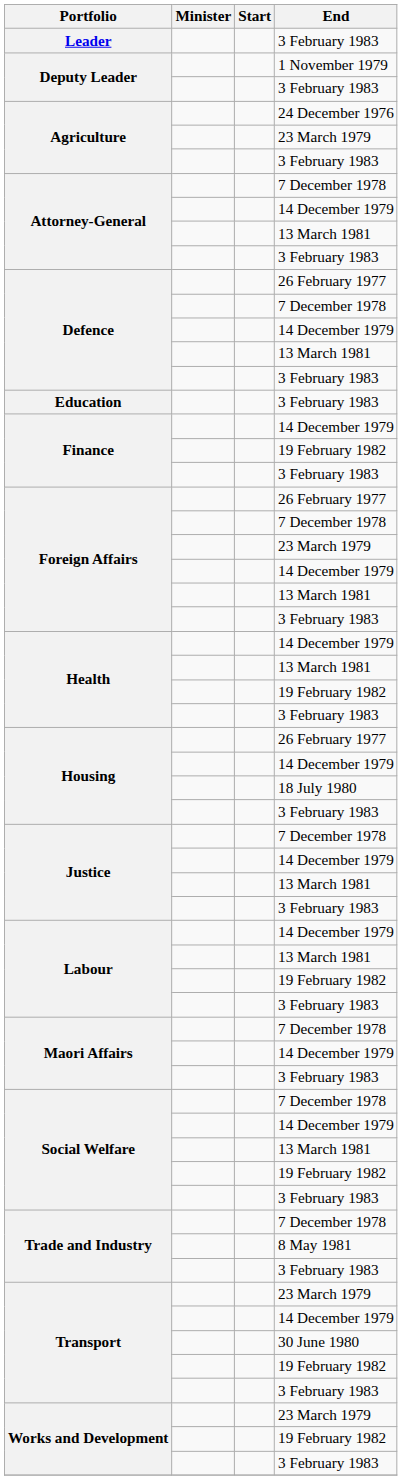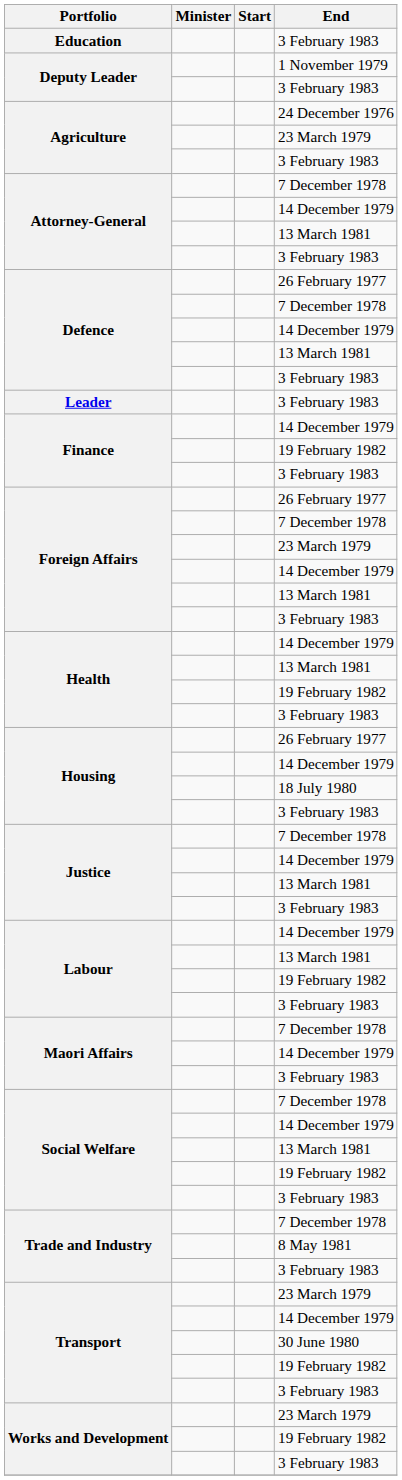rows swapped: (88, 40) <-> (88, 402)
